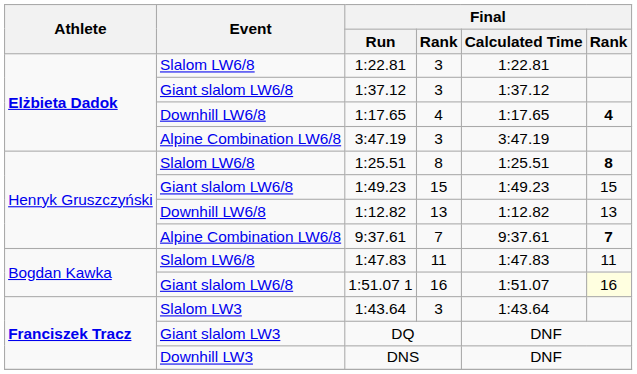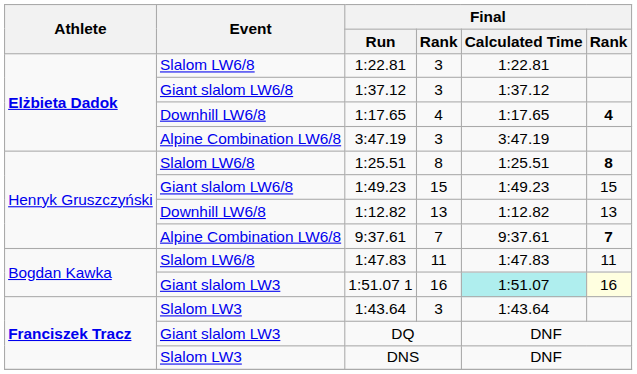(227, 285) Giant slalom LW6/8 -> (220, 285) Giant slalom LW3
(524, 285) no background -> (524, 285) paleturquoise background
(206, 358) Downhill LW3 -> (201, 358) Slalom LW3
